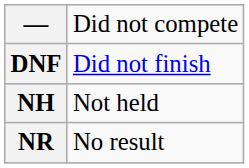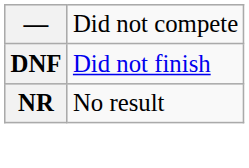- row: (36, 102)
